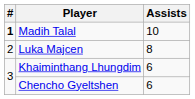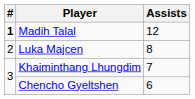(153, 31) 10 -> (153, 31) 12
(149, 67) 6 -> (149, 67) 7
